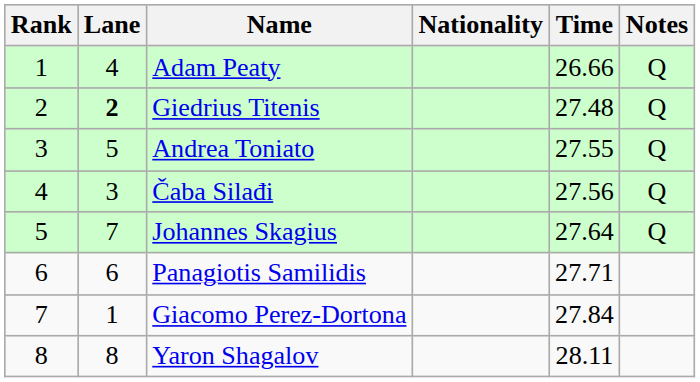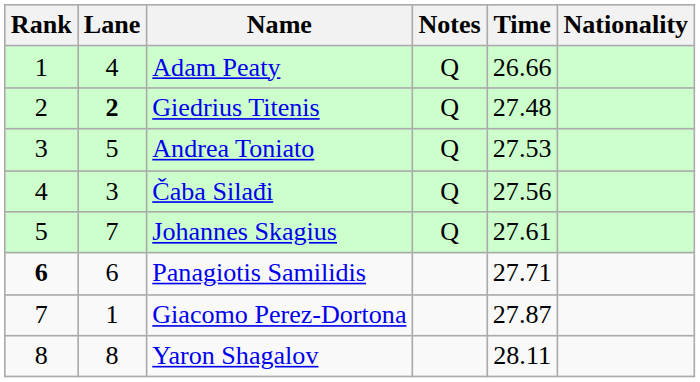columns swapped: (481, 25) <-> (657, 25)
(584, 149) 27.55 -> (522, 149) 27.53
(584, 231) 27.64 -> (522, 231) 27.61
(41, 273) normal -> (41, 273) bold
(584, 314) 27.84 -> (522, 314) 27.87
